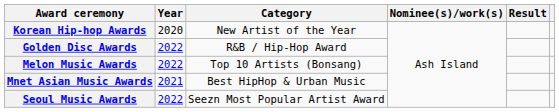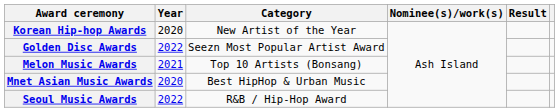(286, 47) R&B / Hip-Hop Award -> (286, 47) Seezn Most Popular Artist Award
(170, 64) 2022 -> (170, 64) 2021
(170, 82) 2021 -> (170, 82) 2020
(286, 99) Seezn Most Popular Artist Award -> (286, 99) R&B / Hip-Hop Award
